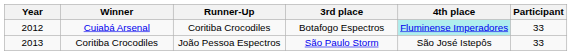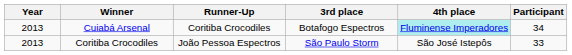(32, 27) 2012 -> (32, 27) 2013
(538, 27) 33 -> (538, 27) 34
